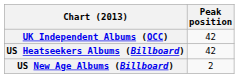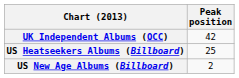(211, 51) 42 -> (211, 51) 25
